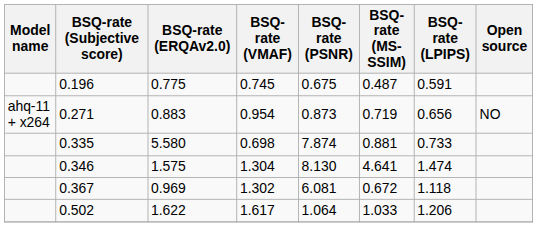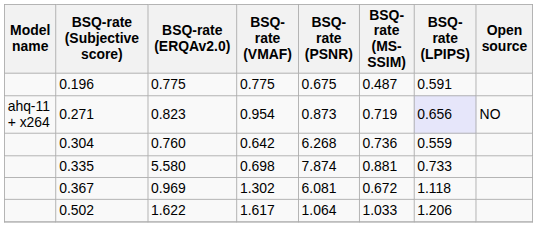(257, 84) 0.745 -> (257, 84) 0.775
(168, 114) 0.883 -> (168, 114) 0.823
(435, 114) no background -> (435, 114) lavender background
+ row: (77, 144)
- row: (77, 166)
